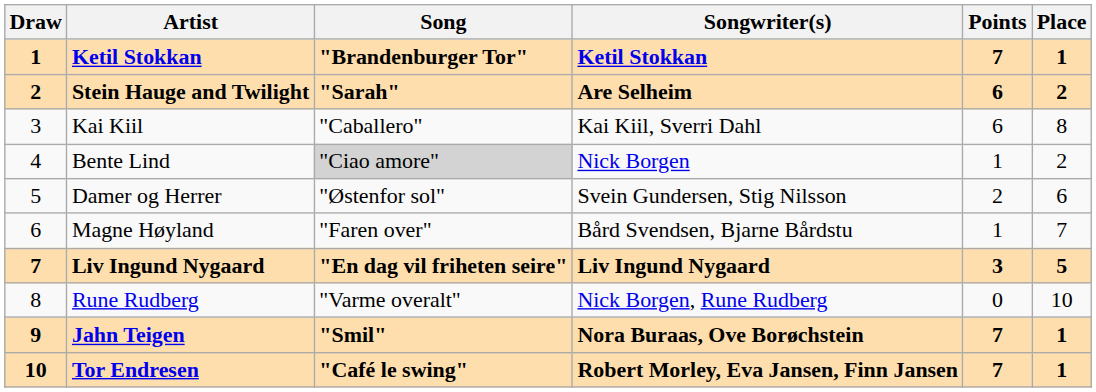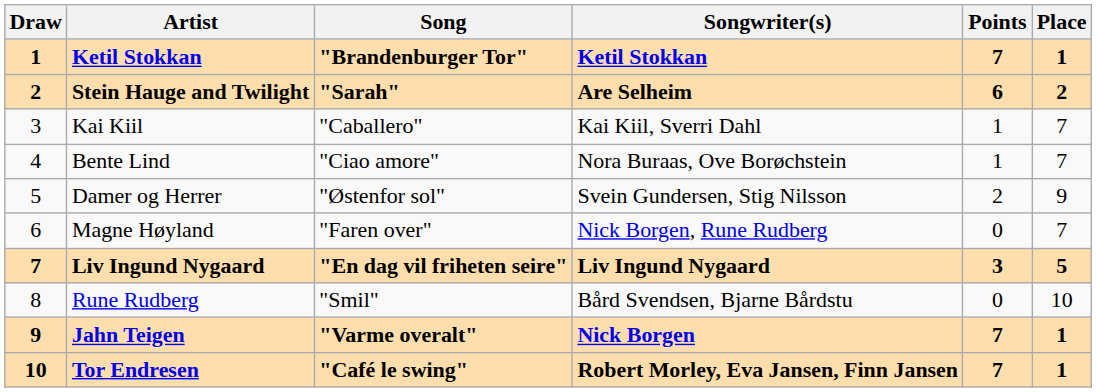(997, 126) 6 -> (997, 126) 1
(1062, 126) 8 -> (1062, 126) 7
(379, 160) lightgrey background -> (379, 160) no background
(634, 160) Nick Borgen -> (712, 160) Nora Buraas, Ove Borøchstein
(1062, 160) 2 -> (1062, 160) 7
(1062, 195) 6 -> (1062, 195) 9
(715, 230) Bård Svendsen, Bjarne Bårdstu -> (702, 230) Nick Borgen, Rune Rudberg
(997, 230) 1 -> (997, 230) 0
(390, 299) "Varme overalt" -> (349, 299) "Smil"
(702, 299) Nick Borgen, Rune Rudberg -> (715, 299) Bård Svendsen, Bjarne Bårdstu
(353, 334) "Smil" -> (398, 334) "Varme overalt"
(721, 334) Nora Buraas, Ove Borøchstein -> (636, 334) Nick Borgen
